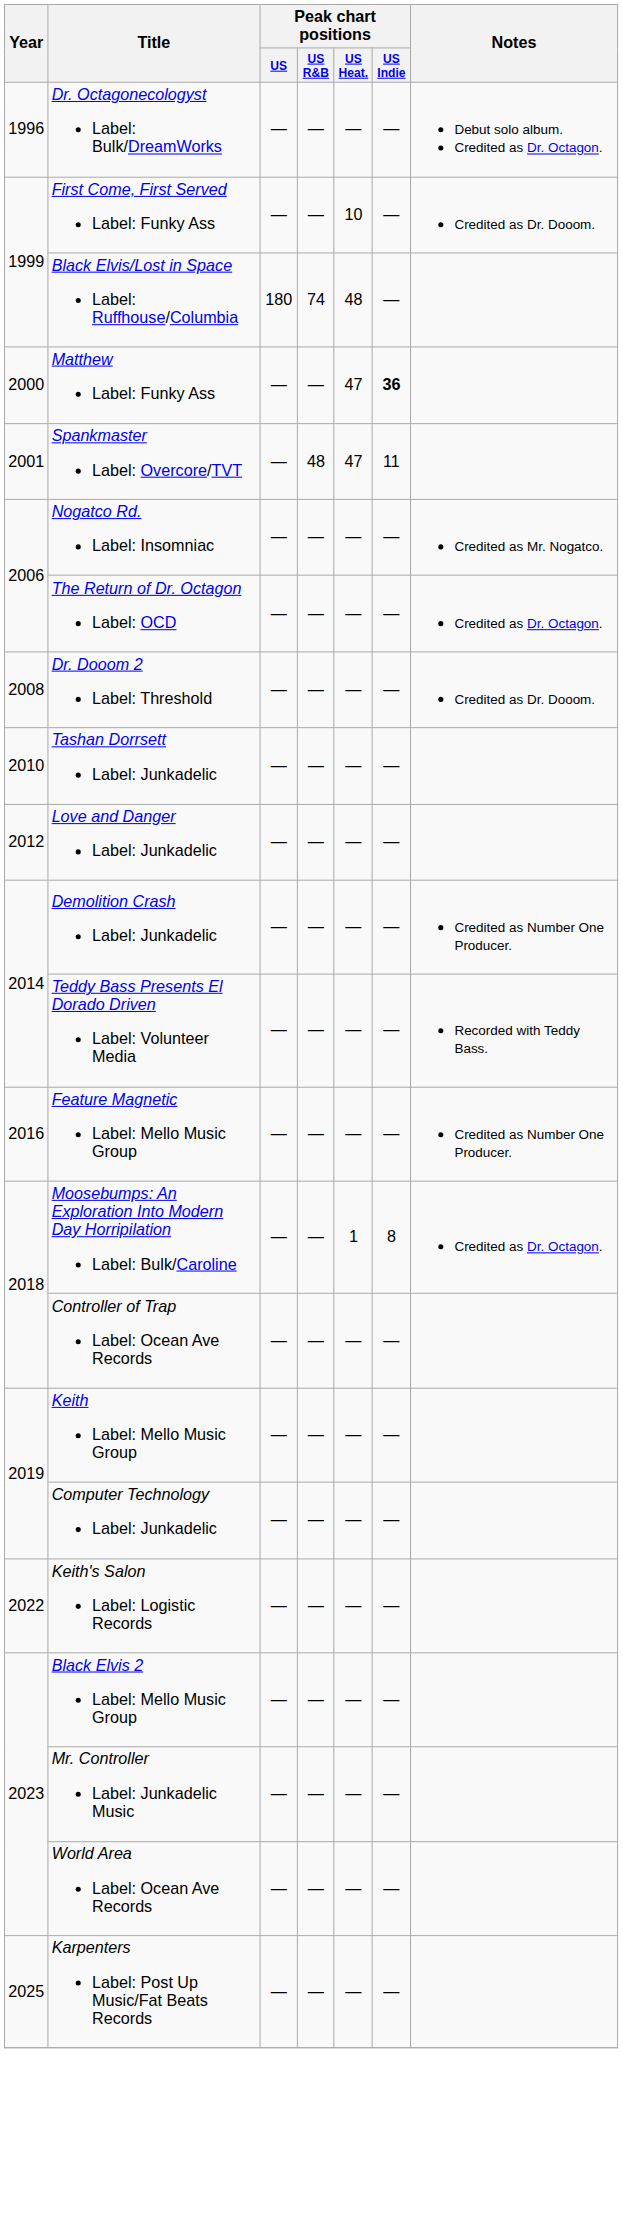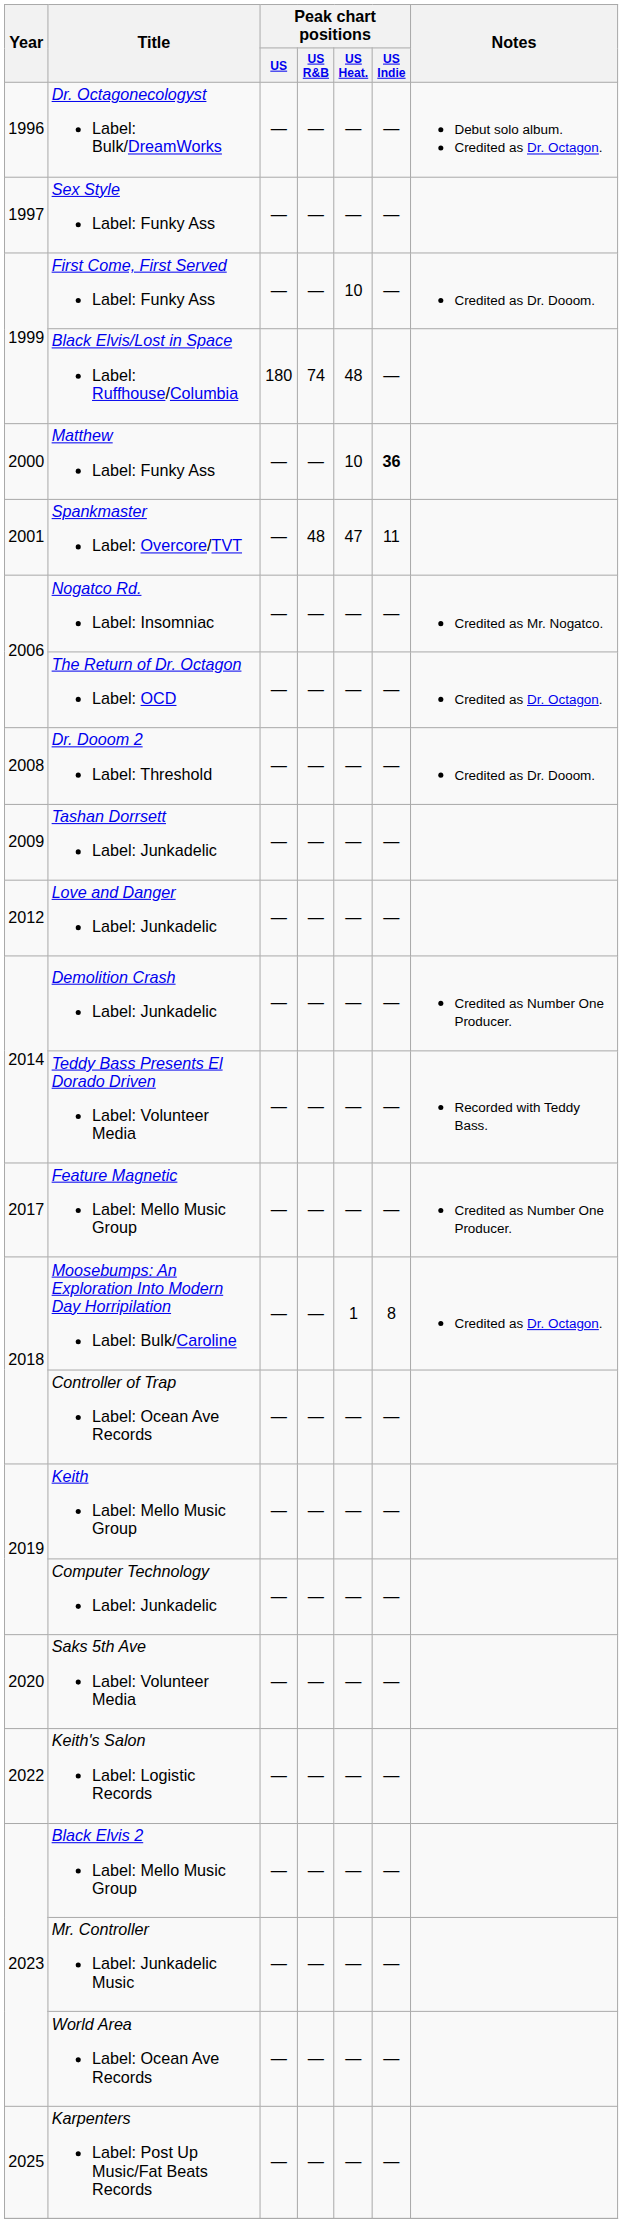+ row: (154, 207)
(353, 385) 47 -> (353, 461) 10
(26, 765) 2010 -> (26, 842) 2009
(26, 1134) 2016 -> (26, 1210) 2017
+ row: (154, 1674)
